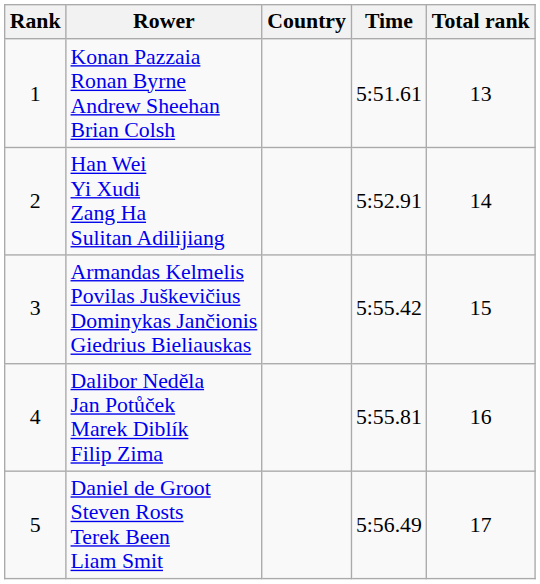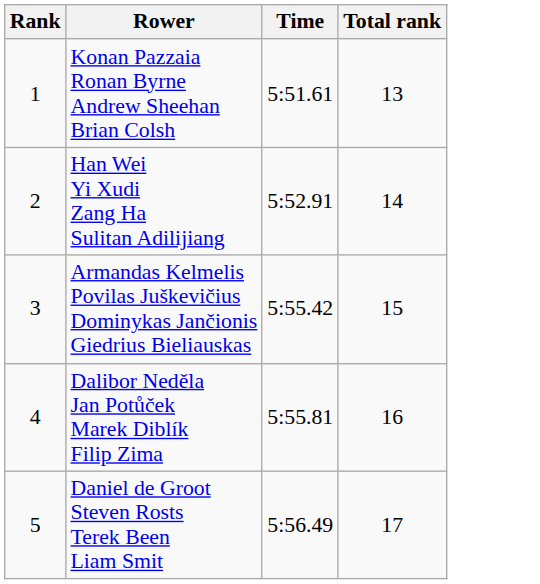- column: (307, 21)
